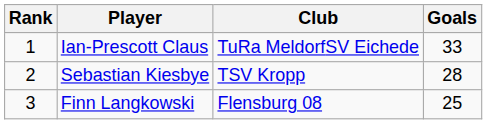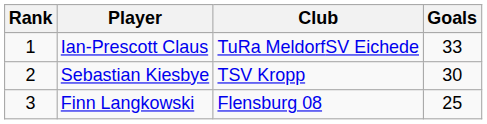(452, 75) 28 -> (452, 75) 30
